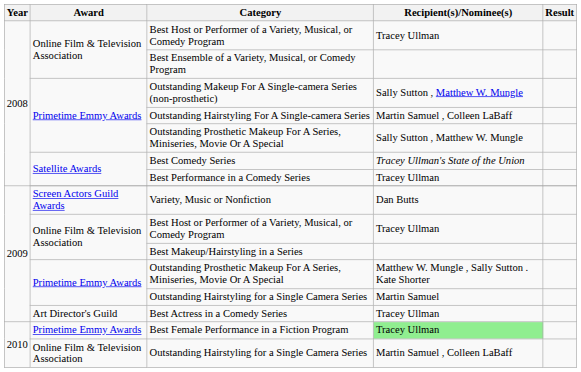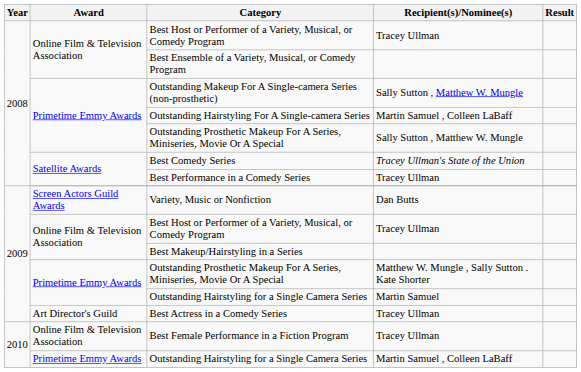(87, 330) Primetime Emmy Awards -> (87, 336) Online Film & Television Association
(408, 330) lightgreen background -> (408, 336) no background
(87, 353) Online Film & Television Association -> (87, 359) Primetime Emmy Awards
